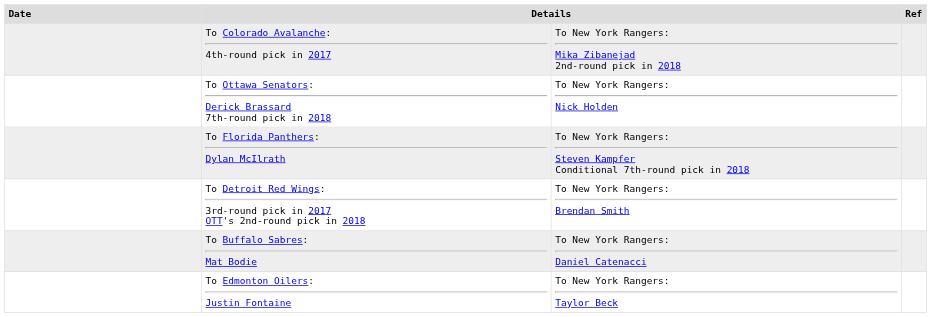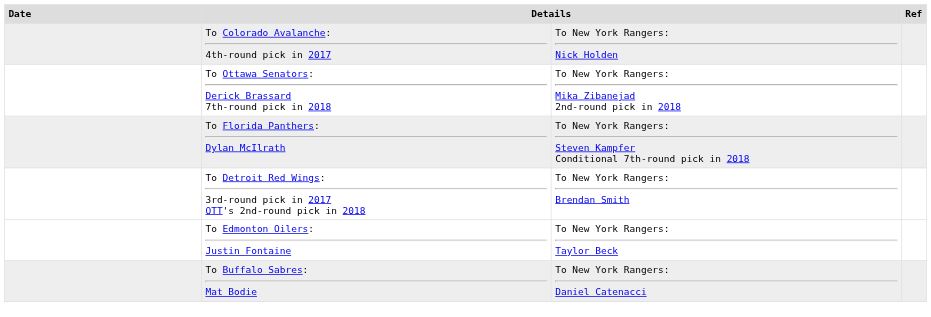(726, 49) To New York Rangers: Mika Zibanejad 2nd-round pick in 2018 -> (726, 44) To New York Rangers: Nick Holden
(726, 96) To New York Rangers: Nick Holden -> (726, 90) To New York Rangers: Mika Zibanejad 2nd-round pick in 2018
rows swapped: (376, 251) <-> (376, 292)
